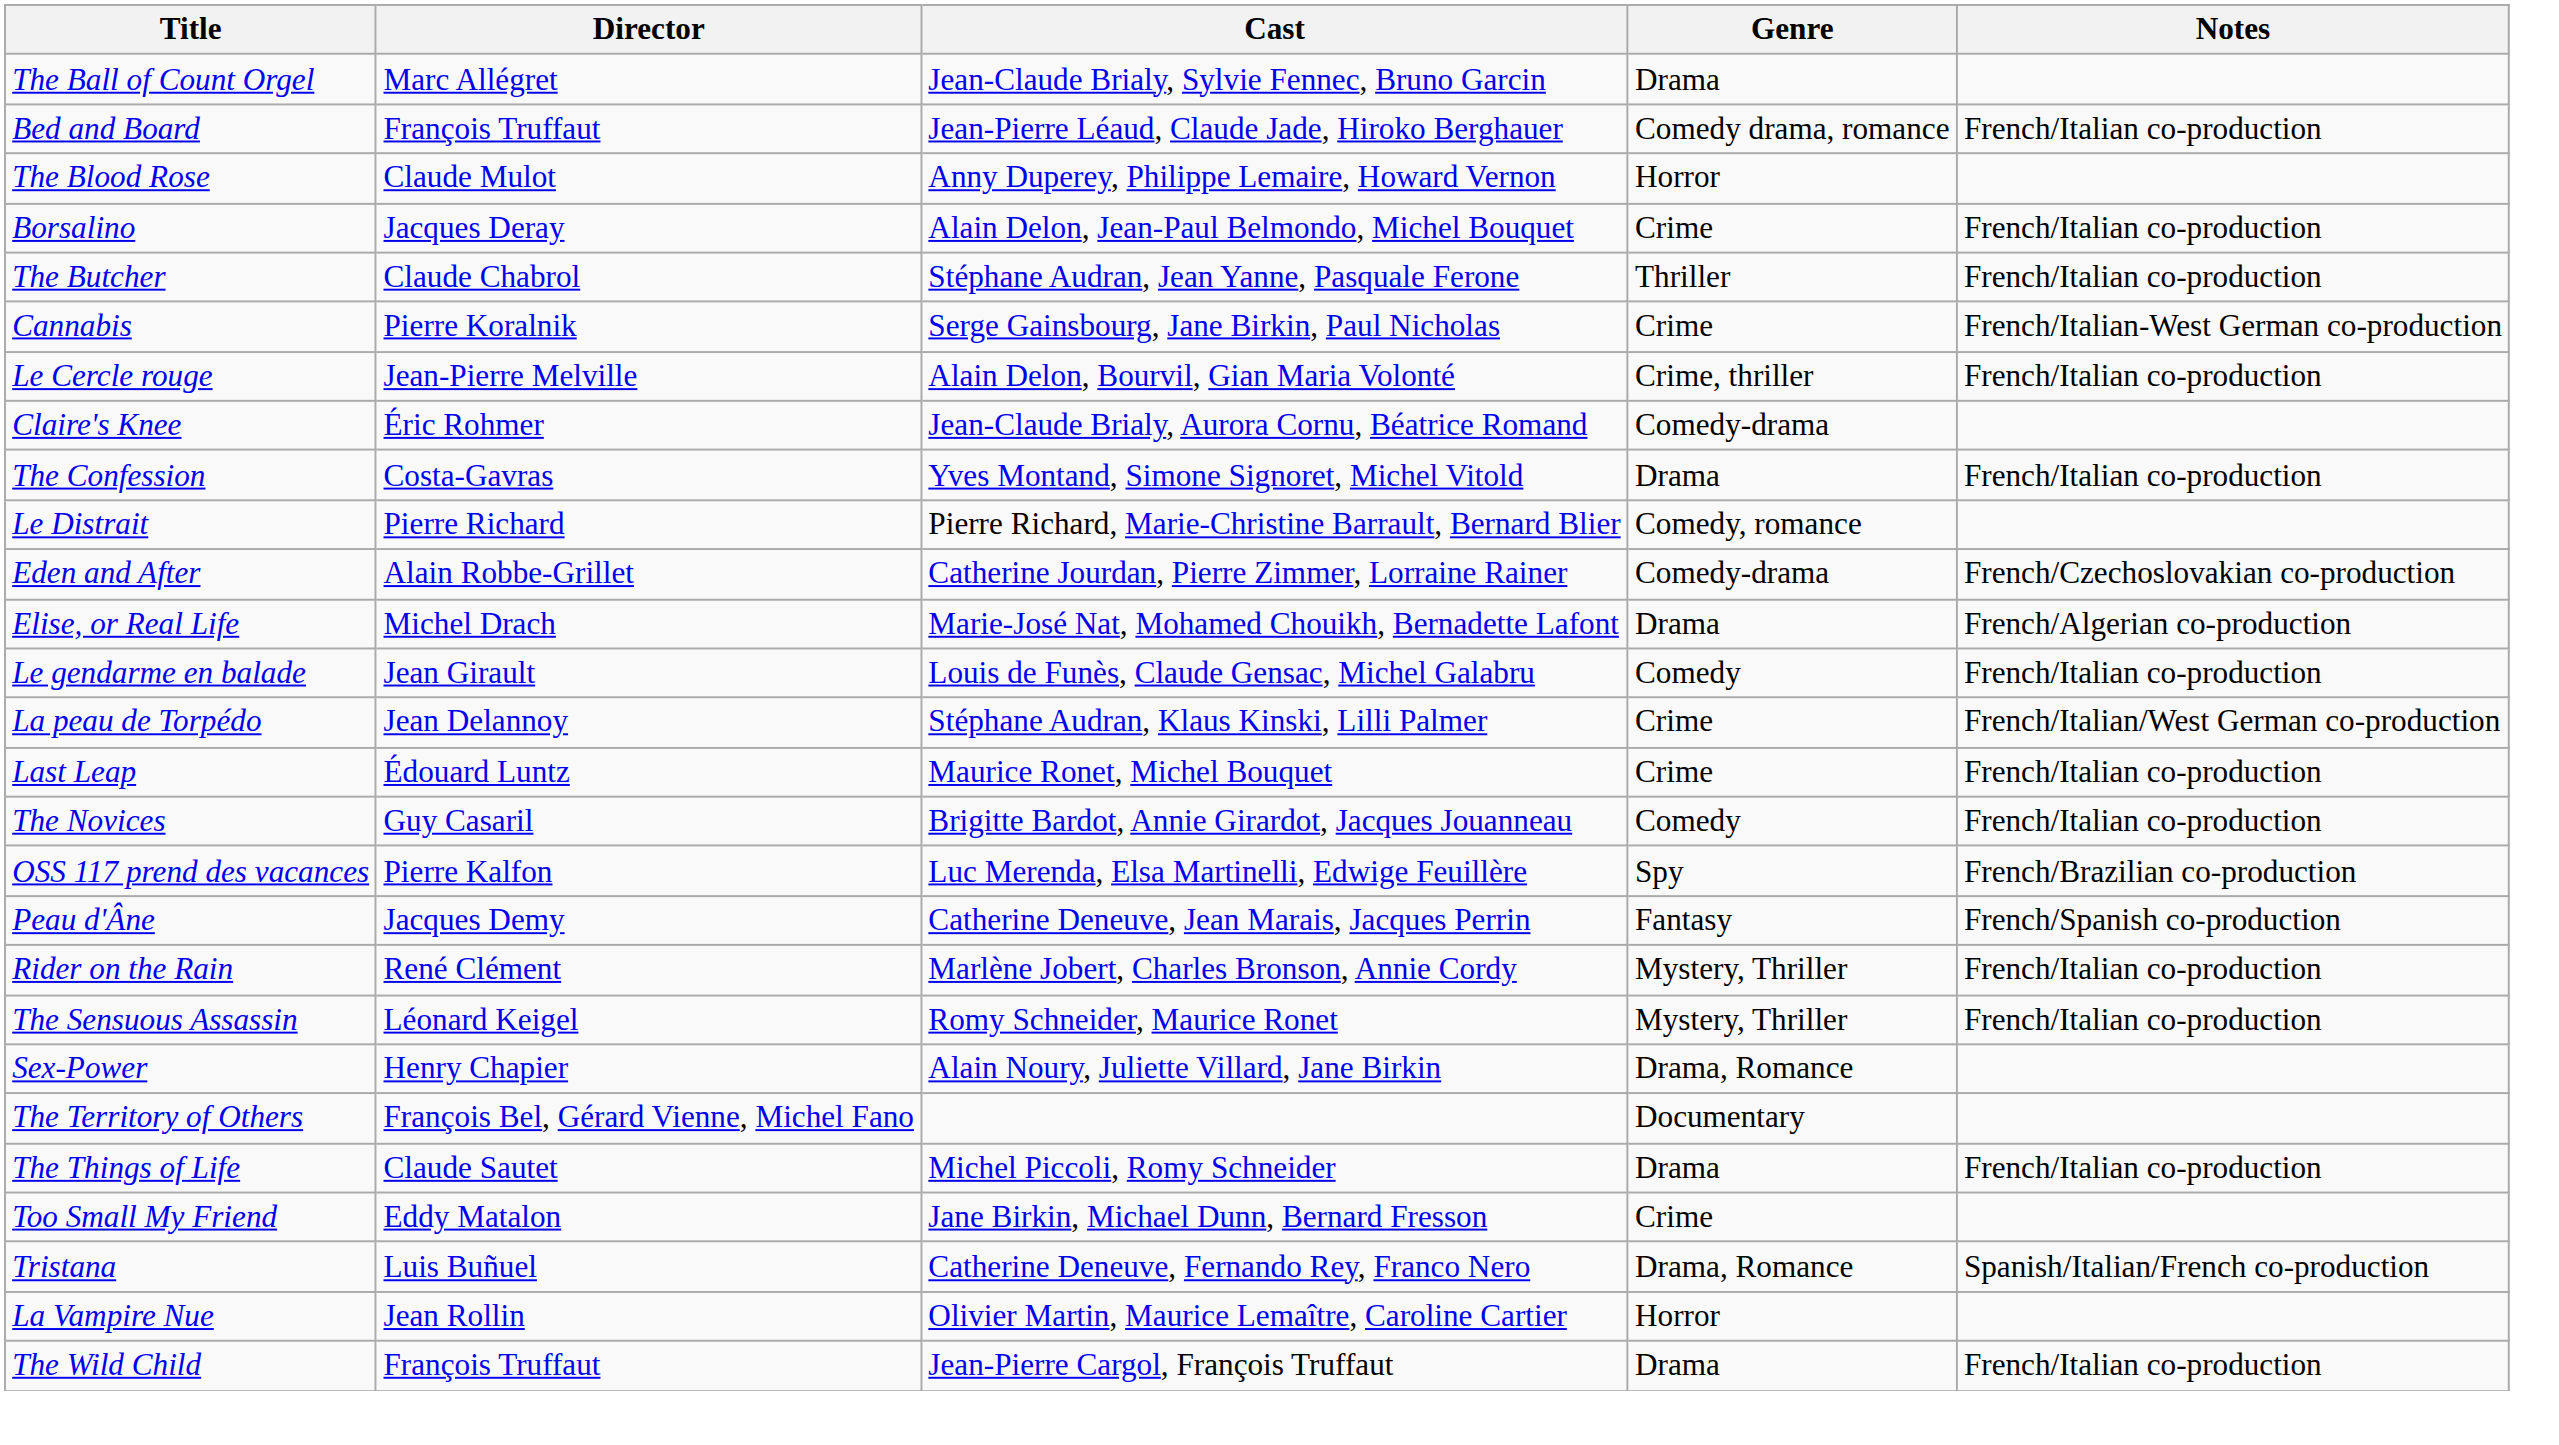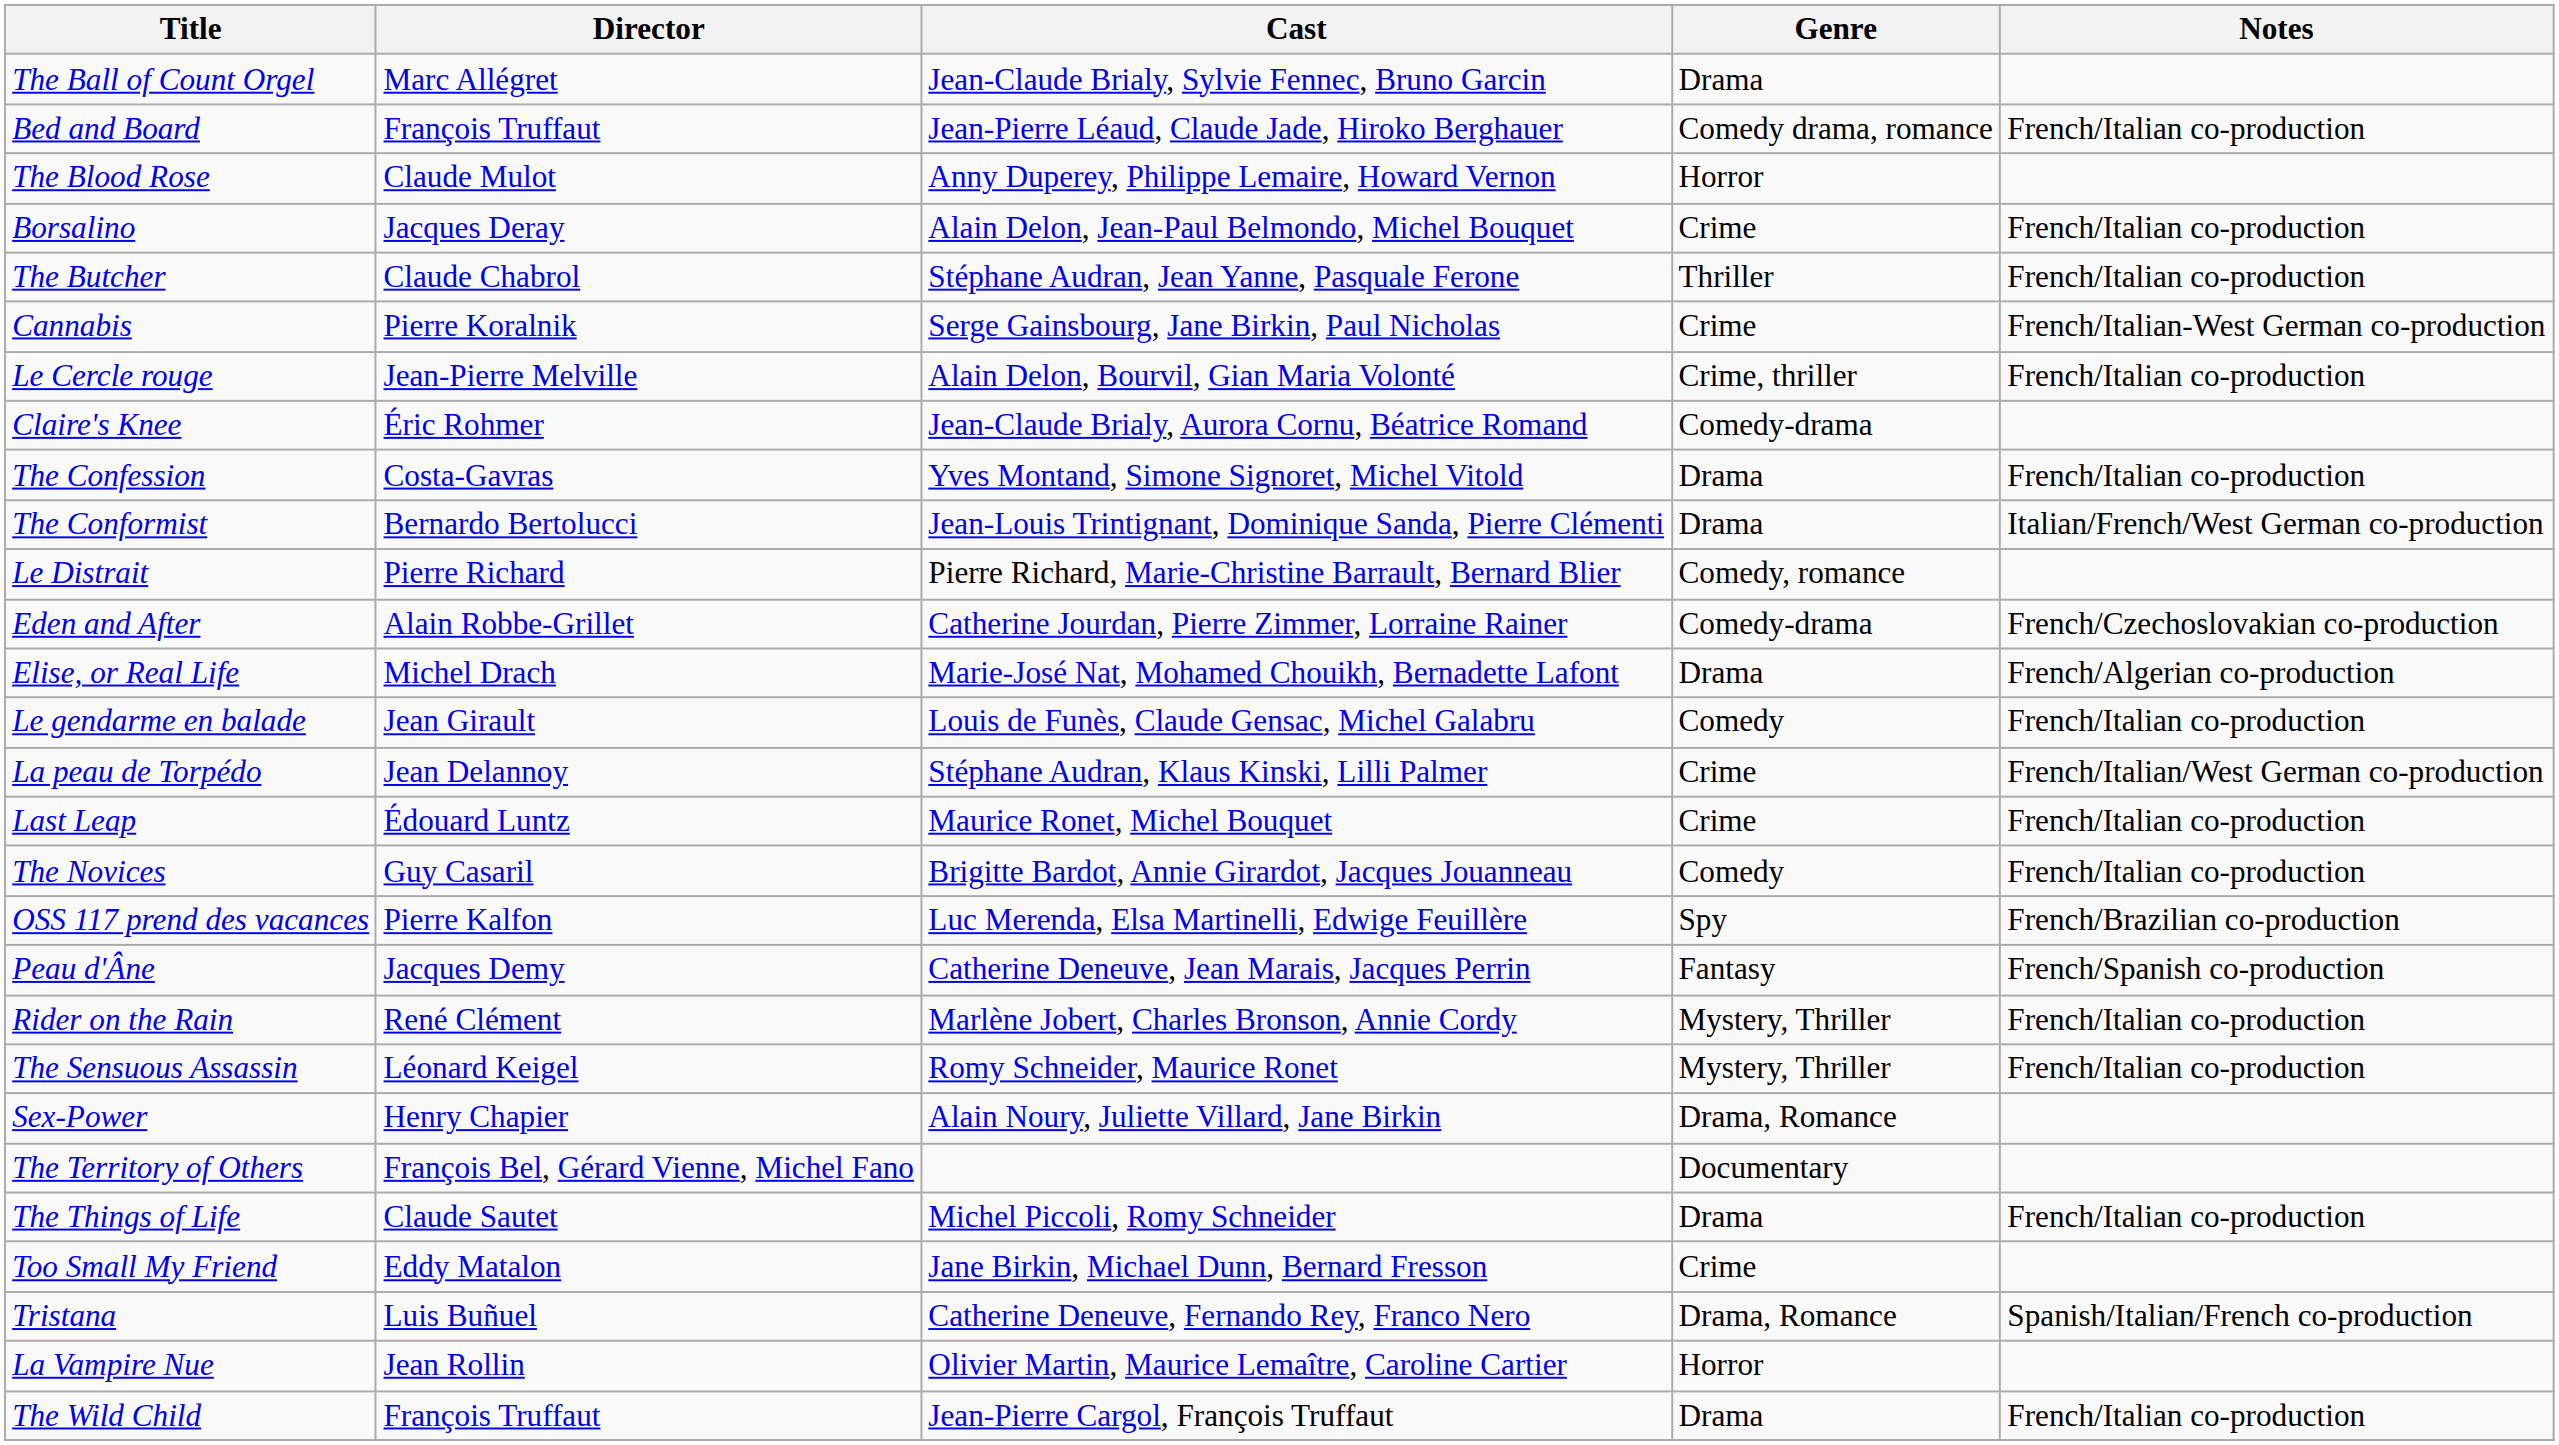+ row: (110, 524)
